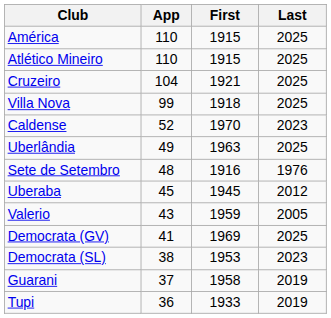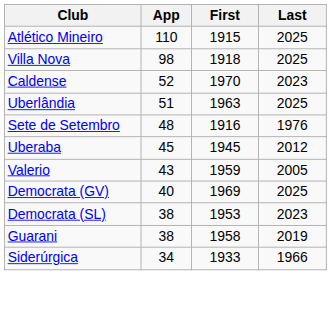- row: (33, 37)
- row: (34, 81)
(166, 103) 99 -> (166, 59) 98
(166, 147) 49 -> (166, 103) 51
(166, 236) 41 -> (166, 192) 40
(166, 280) 37 -> (166, 236) 38
- row: (21, 302)
+ row: (43, 258)
